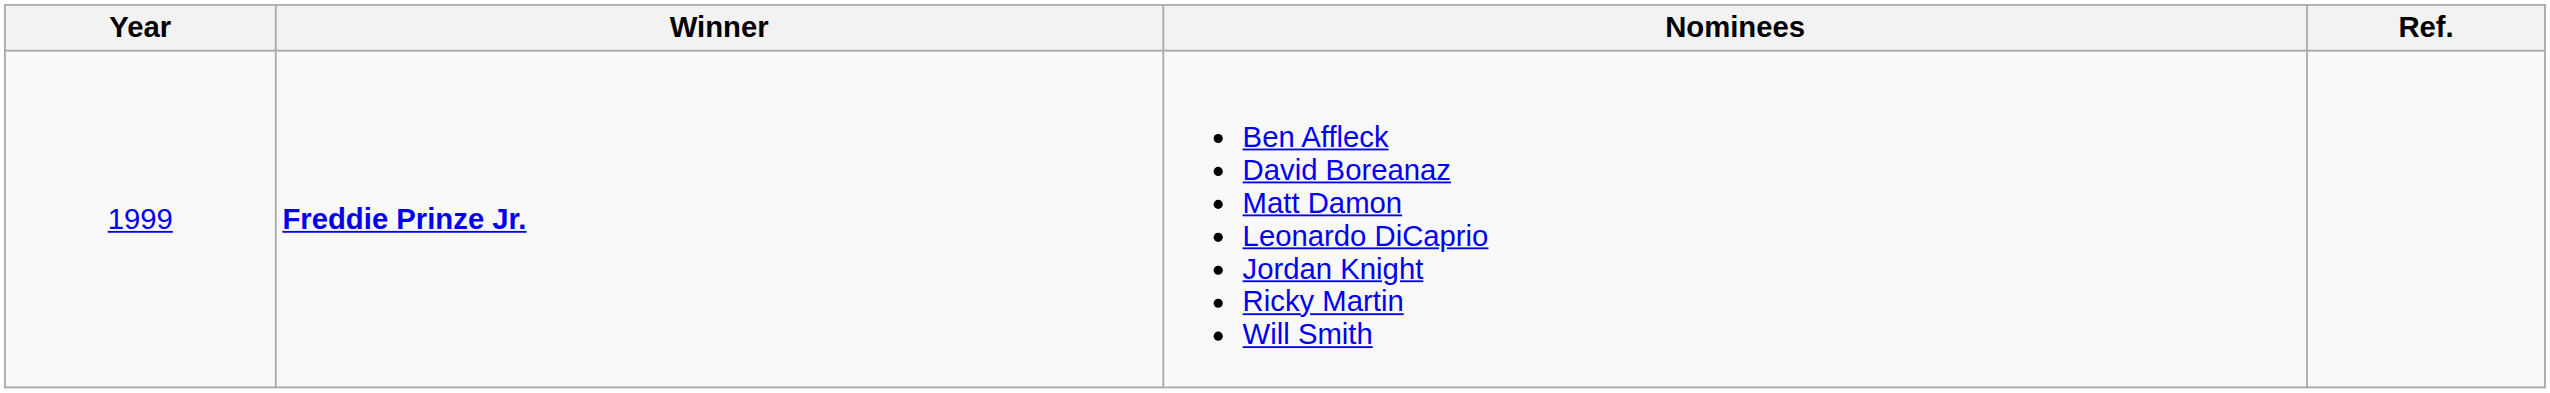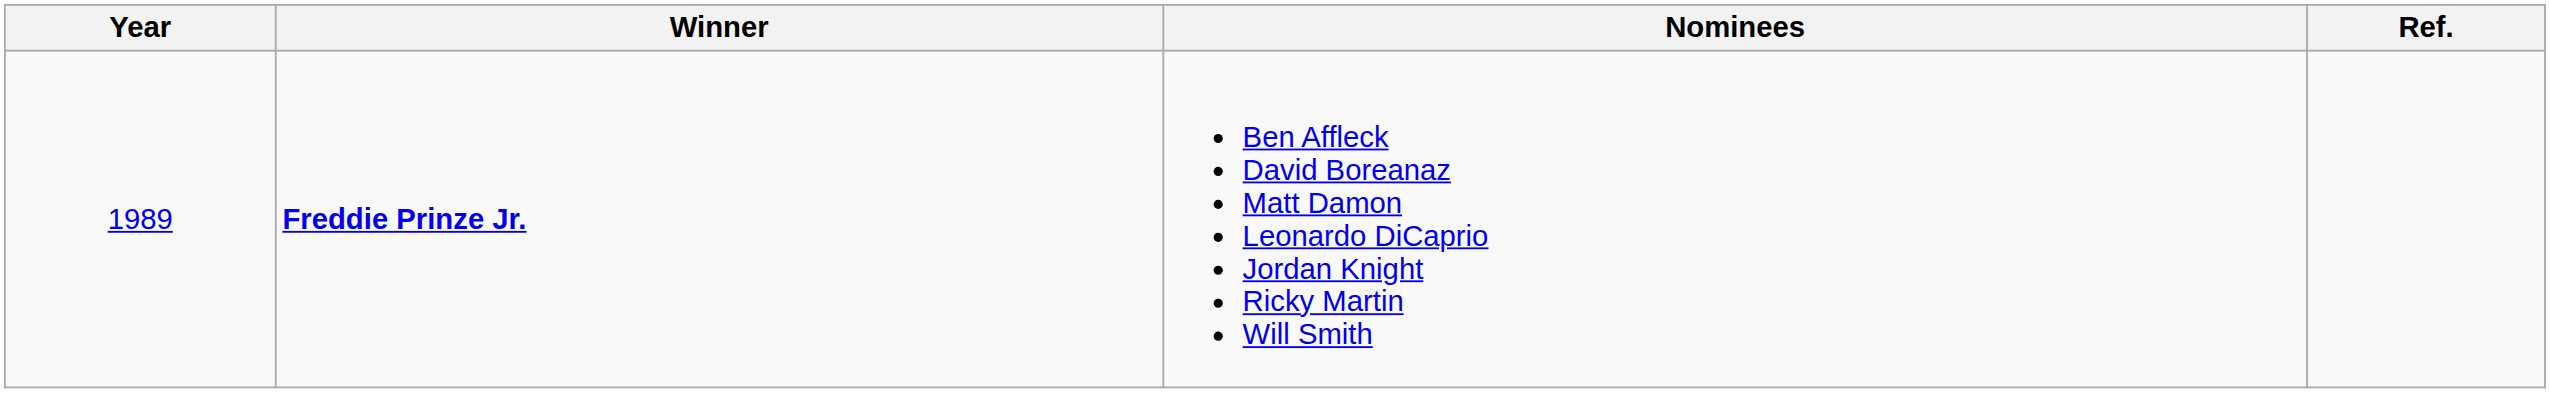(140, 218) 1999 -> (140, 218) 1989
